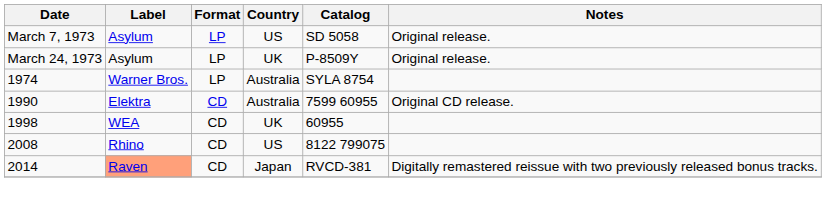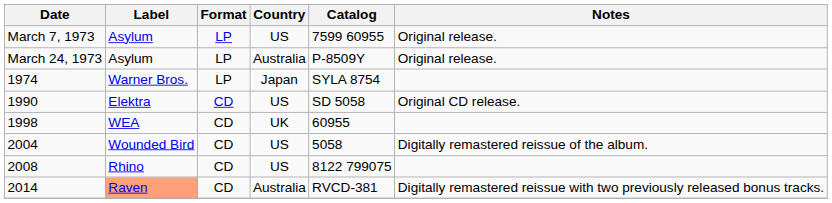(332, 36) SD 5058 -> (348, 36) 7599 60955
(273, 58) UK -> (279, 58) Australia
(273, 79) Australia -> (279, 79) Japan
(273, 101) Australia -> (279, 101) US
(342, 101) 7599 60955 -> (339, 101) SD 5058
+ row: (23, 144)
(273, 166) Japan -> (279, 187) Australia
